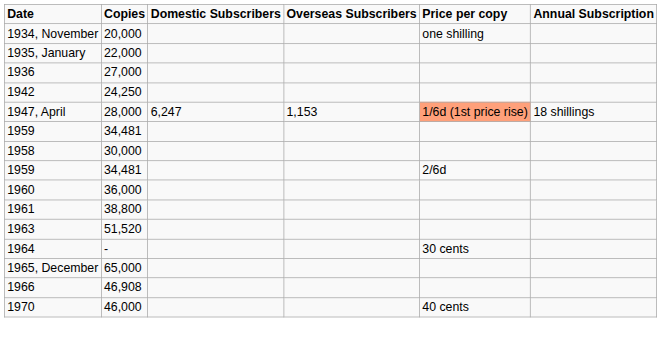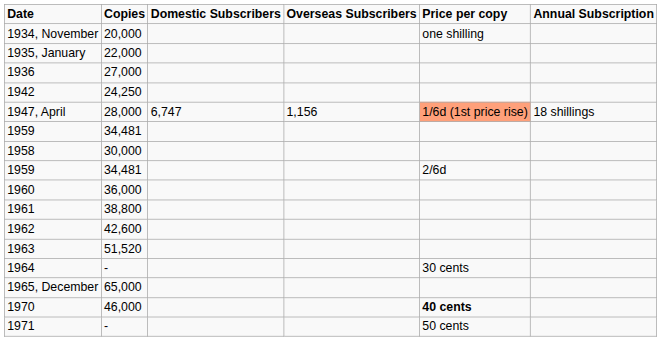(166, 111) 6,247 -> (166, 111) 6,747
(302, 111) 1,153 -> (302, 111) 1,156
+ row: (21, 229)
- row: (21, 287)
(446, 307) normal -> (447, 307) bold
+ row: (21, 326)
